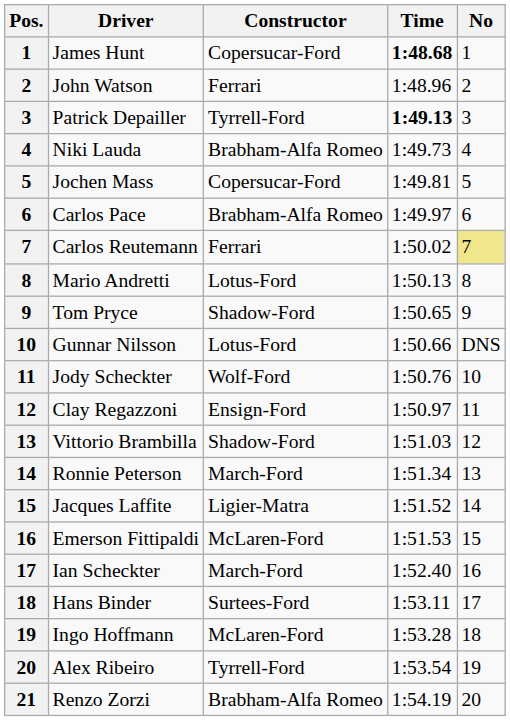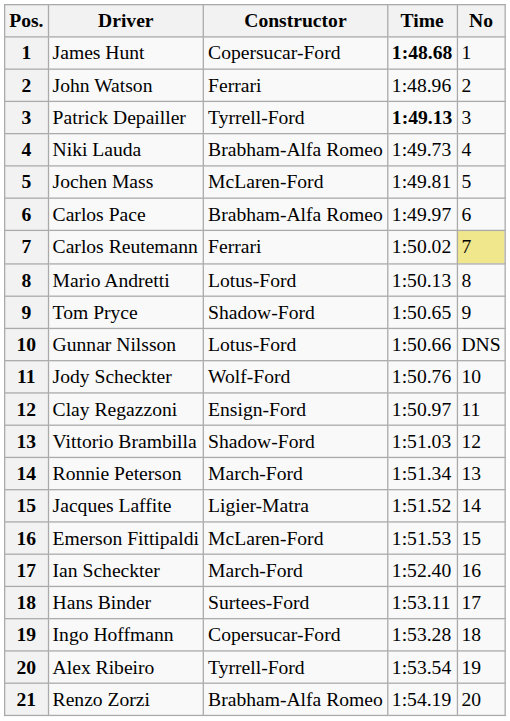(274, 182) Copersucar-Ford -> (266, 182) McLaren-Ford
(266, 635) McLaren-Ford -> (274, 635) Copersucar-Ford
